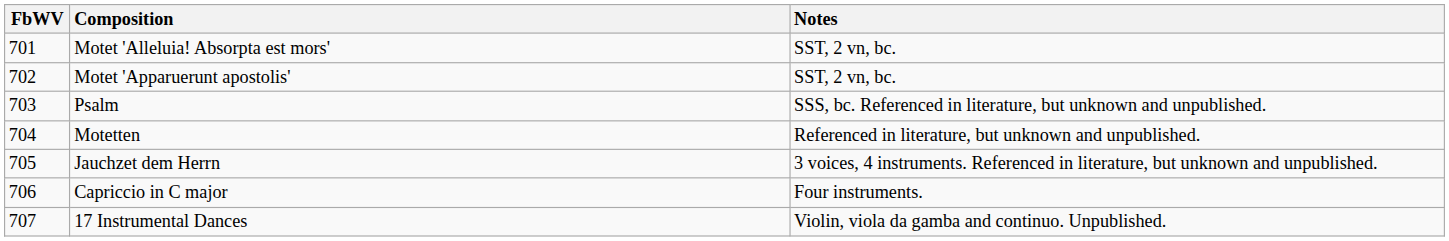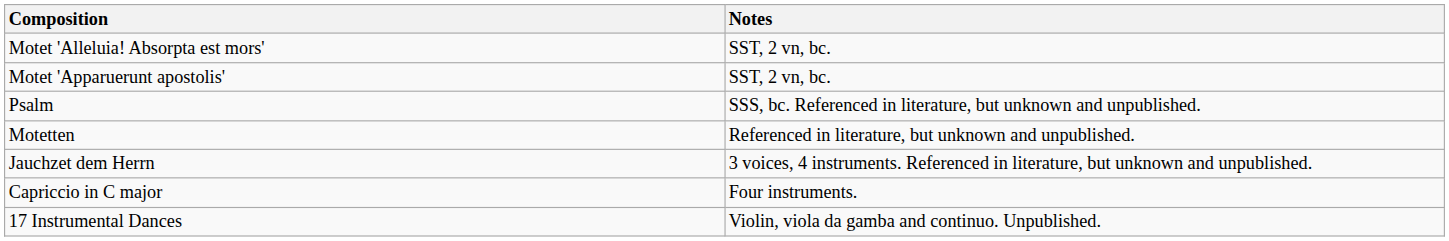- column: (37, 18)
